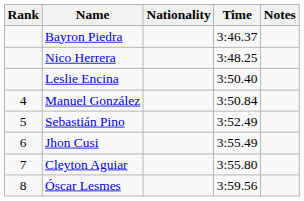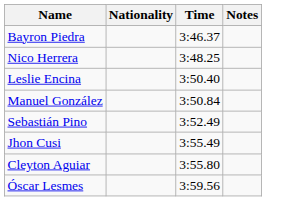- column: (23, 15)
